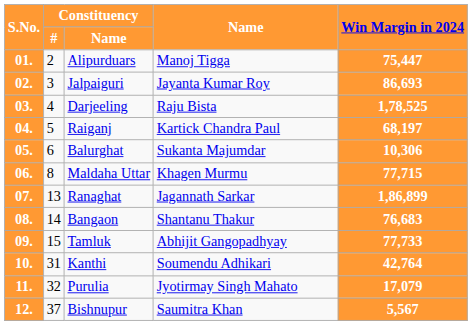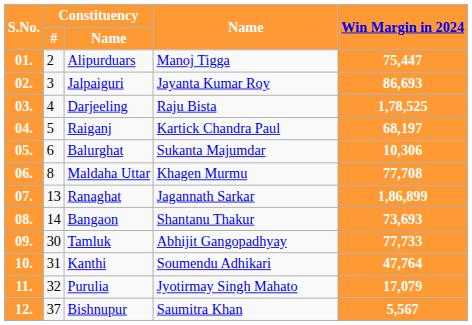(403, 173) 77,715 -> (403, 173) 77,708
(403, 219) 76,683 -> (403, 219) 73,693
(54, 241) 15 -> (54, 241) 30
(403, 264) 42,764 -> (403, 264) 47,764
